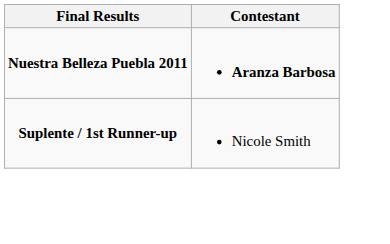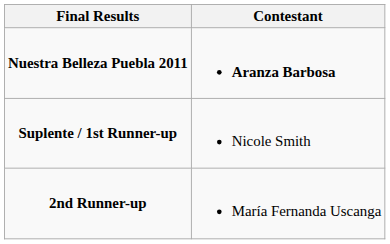+ row: (98, 203)
